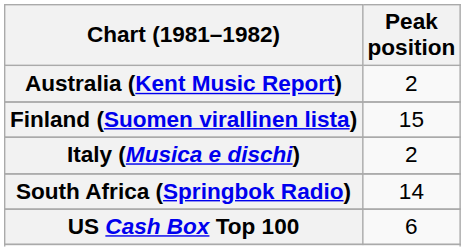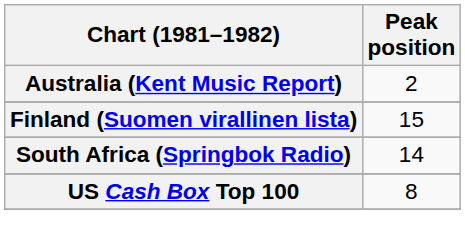- row: (184, 155)
(411, 226) 6 -> (411, 190) 8
